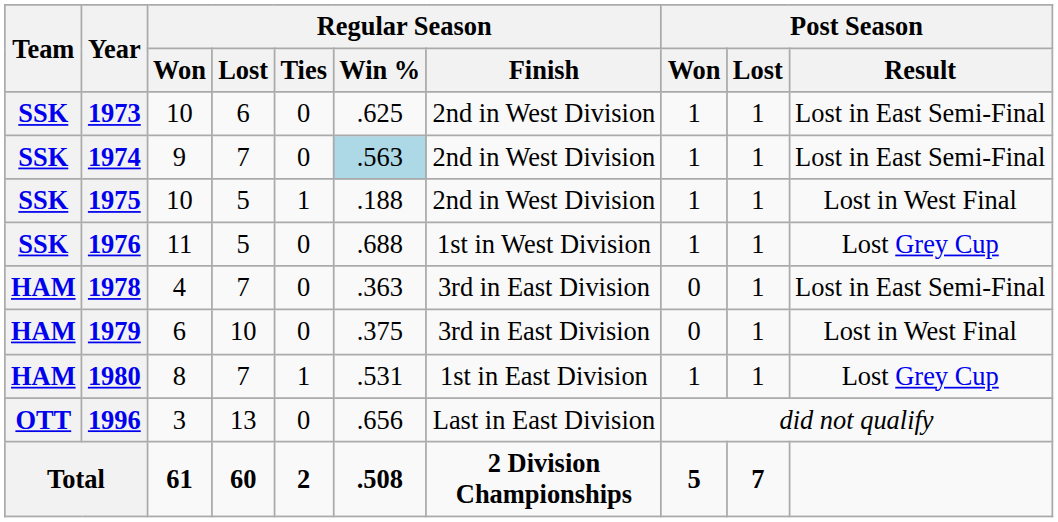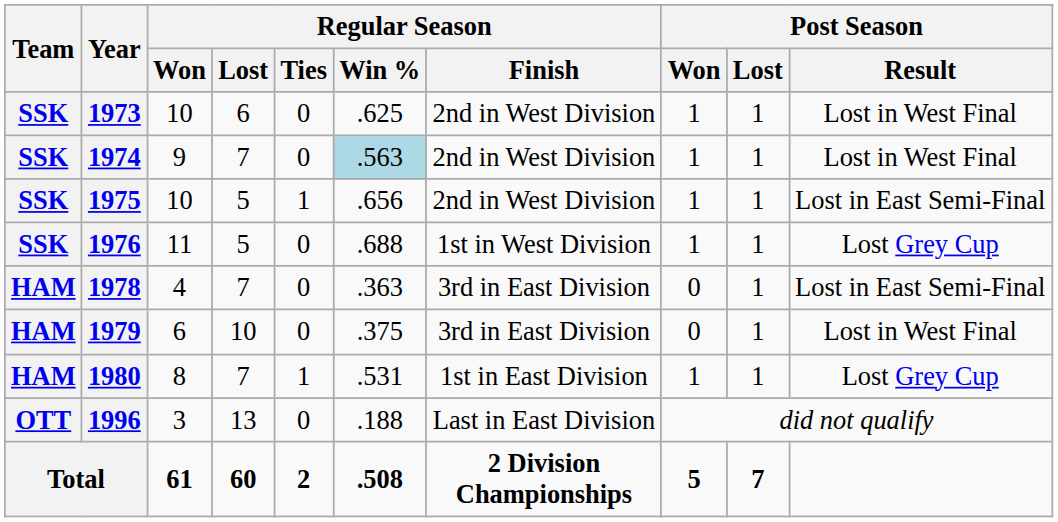(920, 113) Lost in East Semi-Final -> (920, 113) Lost in West Final
(920, 157) Lost in East Semi-Final -> (920, 157) Lost in West Final
(380, 200) .188 -> (380, 200) .656
(920, 200) Lost in West Final -> (920, 200) Lost in East Semi-Final
(380, 418) .656 -> (380, 418) .188
